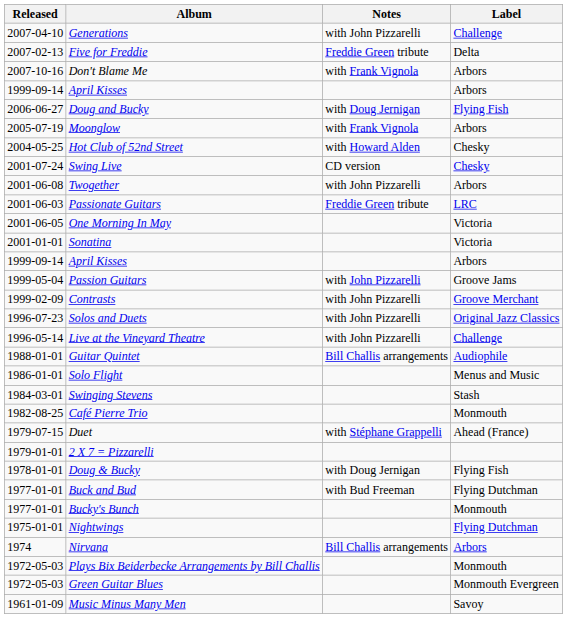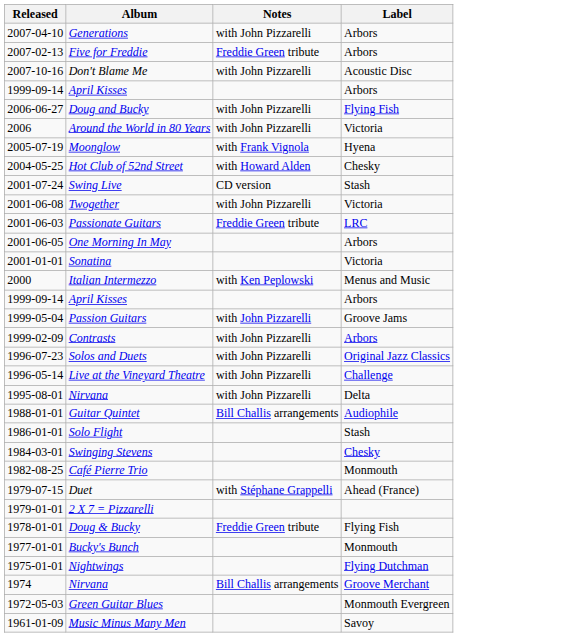(478, 33) Challenge -> (361, 33) Arbors
(466, 52) Delta -> (361, 52) Arbors
(372, 71) with Frank Vignola -> (264, 71) with John Pizzarelli
(470, 71) Arbors -> (378, 71) Acoustic Disc
(373, 109) with Doug Jernigan -> (264, 109) with John Pizzarelli
+ row: (19, 128)
(470, 128) Arbors -> (360, 147) Hyena
(471, 166) Chesky -> (357, 185) Stash
(470, 185) Arbors -> (363, 204) Victoria
(473, 223) Victoria -> (361, 242) Arbors
+ row: (19, 280)
(496, 299) Groove Merchant -> (361, 337) Arbors
+ row: (35, 394)
(496, 375) Menus and Music -> (357, 432) Stash
(466, 394) Stash -> (362, 451) Chesky
(373, 470) with Doug Jernigan -> (268, 527) Freddie Green tribute
- row: (35, 489)
(470, 546) Arbors -> (387, 584) Groove Merchant
- row: (35, 565)
